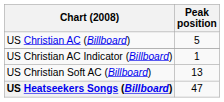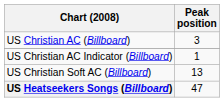(197, 40) 5 -> (197, 40) 3
